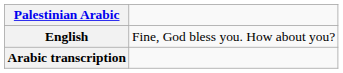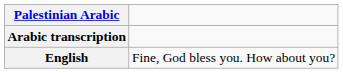rows swapped: (67, 57) <-> (67, 36)
